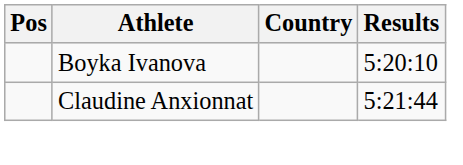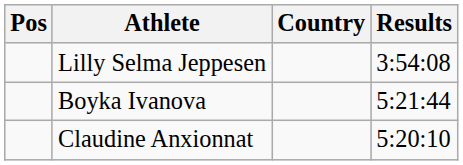+ row: (162, 62)
(401, 62) 5:20:10 -> (413, 100) 5:21:44
(401, 100) 5:21:44 -> (413, 139) 5:20:10
